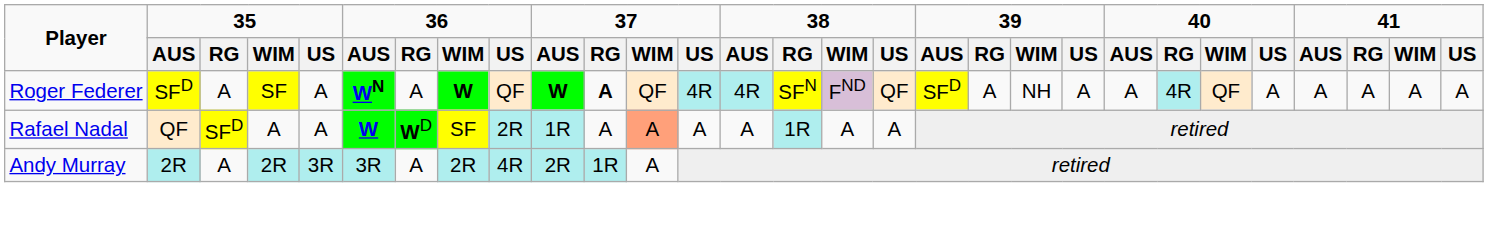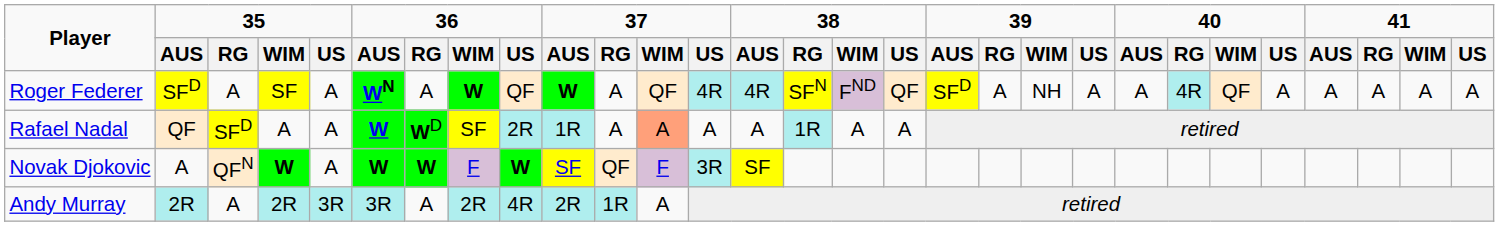(605, 89) bold -> (616, 89) normal
+ row: (80, 167)
